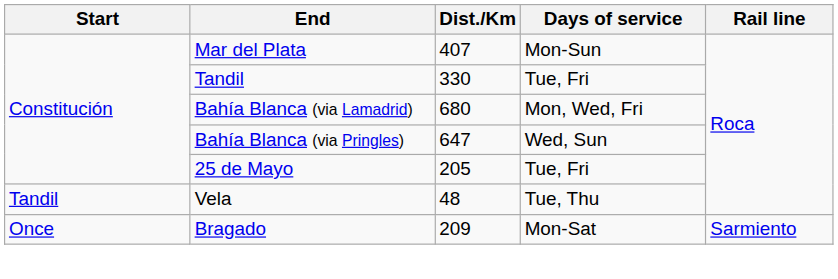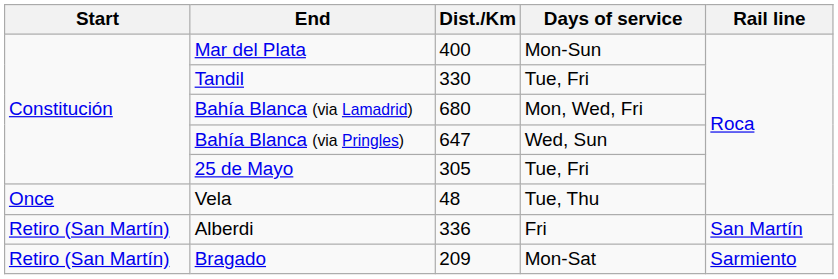(455, 49) 407 -> (455, 49) 400
(455, 169) 205 -> (455, 169) 305
(34, 199) Tandil -> (32, 199) Once
+ row: (224, 229)
(32, 229) Once -> (89, 259) Retiro (San Martín)
